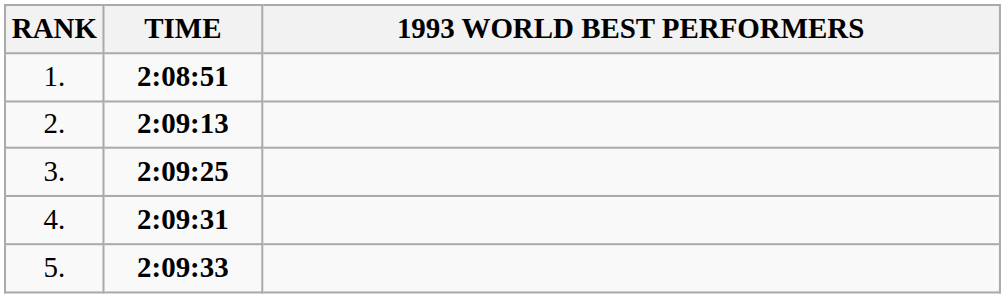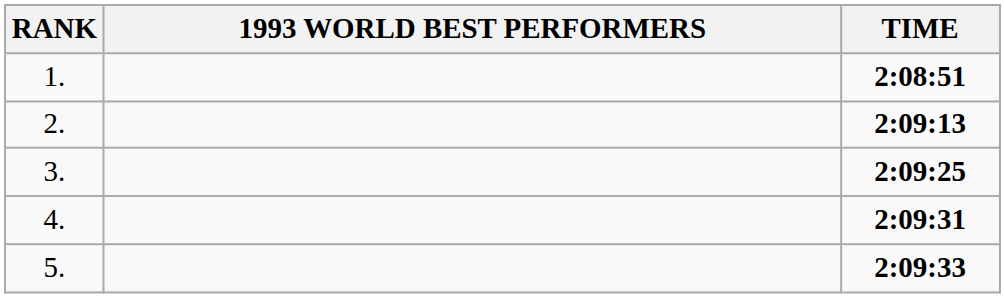columns swapped: (631, 28) <-> (183, 28)
